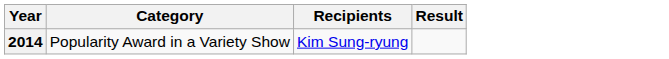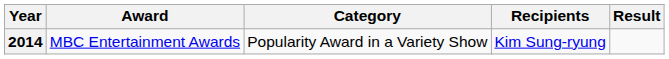+ column: (145, 16)
